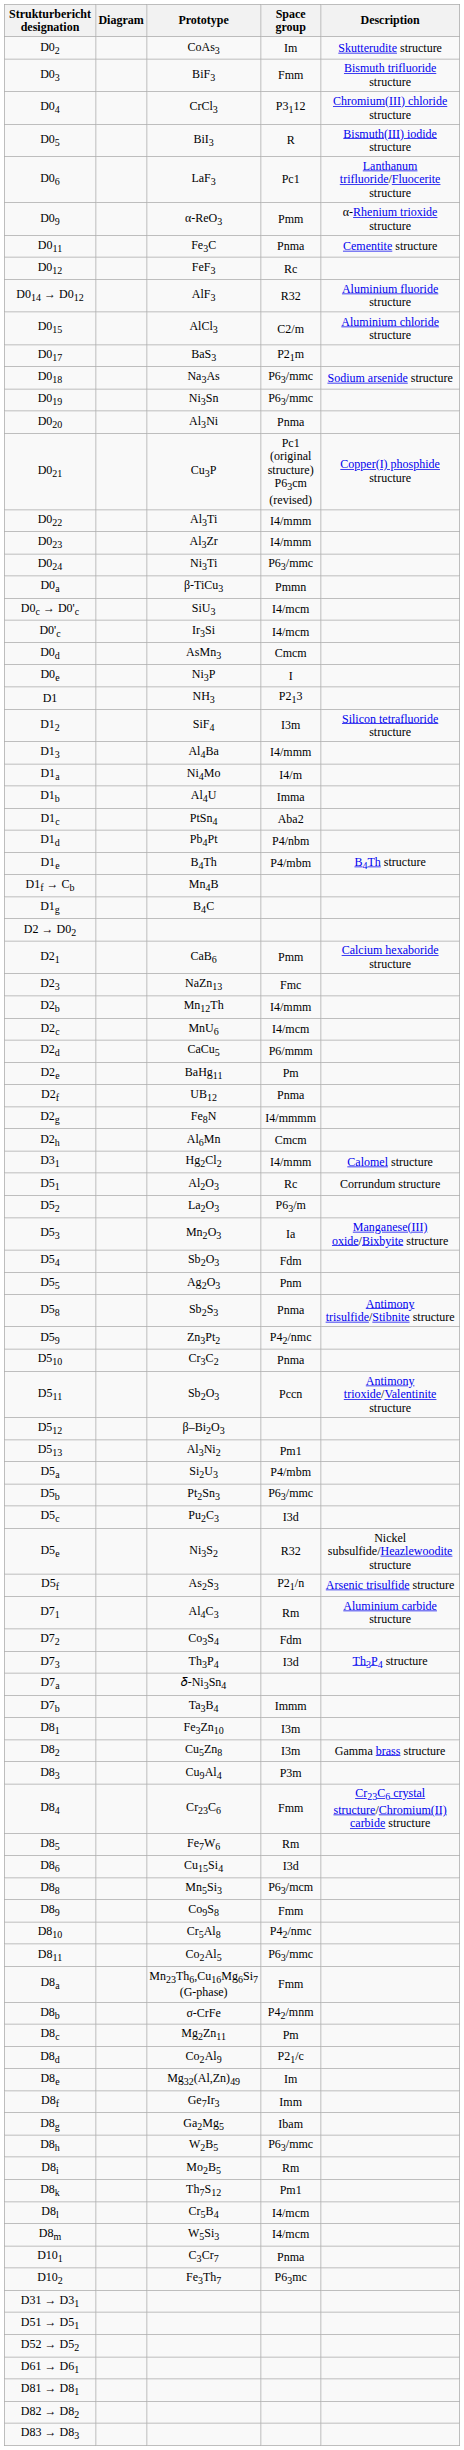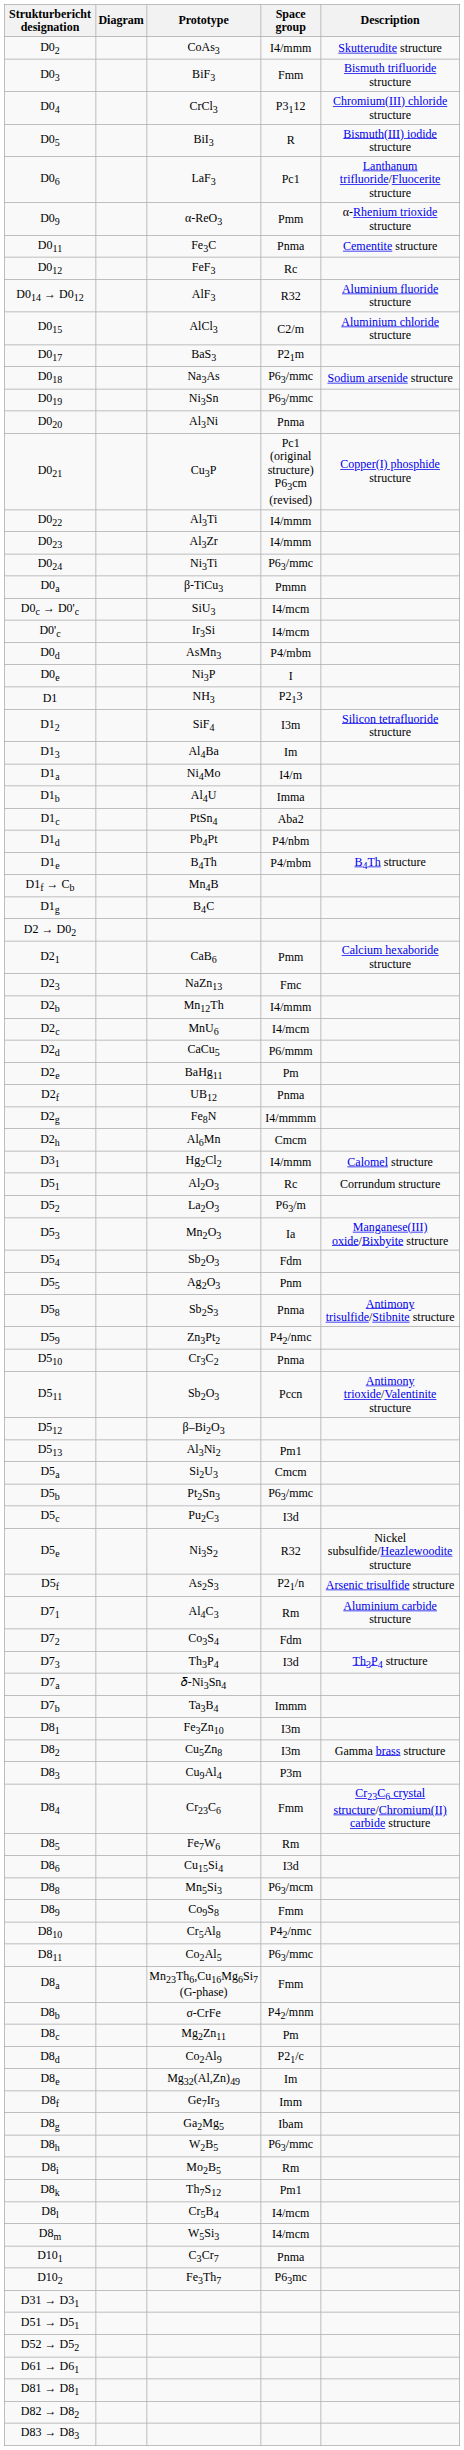(291, 48) Im -> (291, 48) I4/mmm
(291, 653) Cmcm -> (291, 653) P4/mbm
(291, 752) I4/mmm -> (291, 752) Im
(291, 1472) P4/mbm -> (291, 1472) Cmcm
